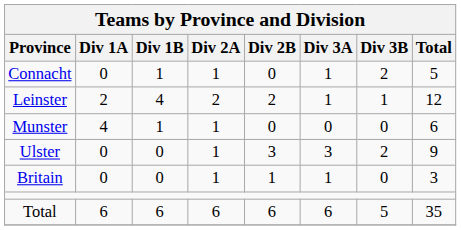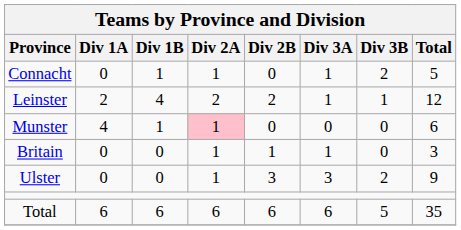(216, 126) no background -> (216, 126) pink background
rows swapped: (40, 152) <-> (40, 178)
